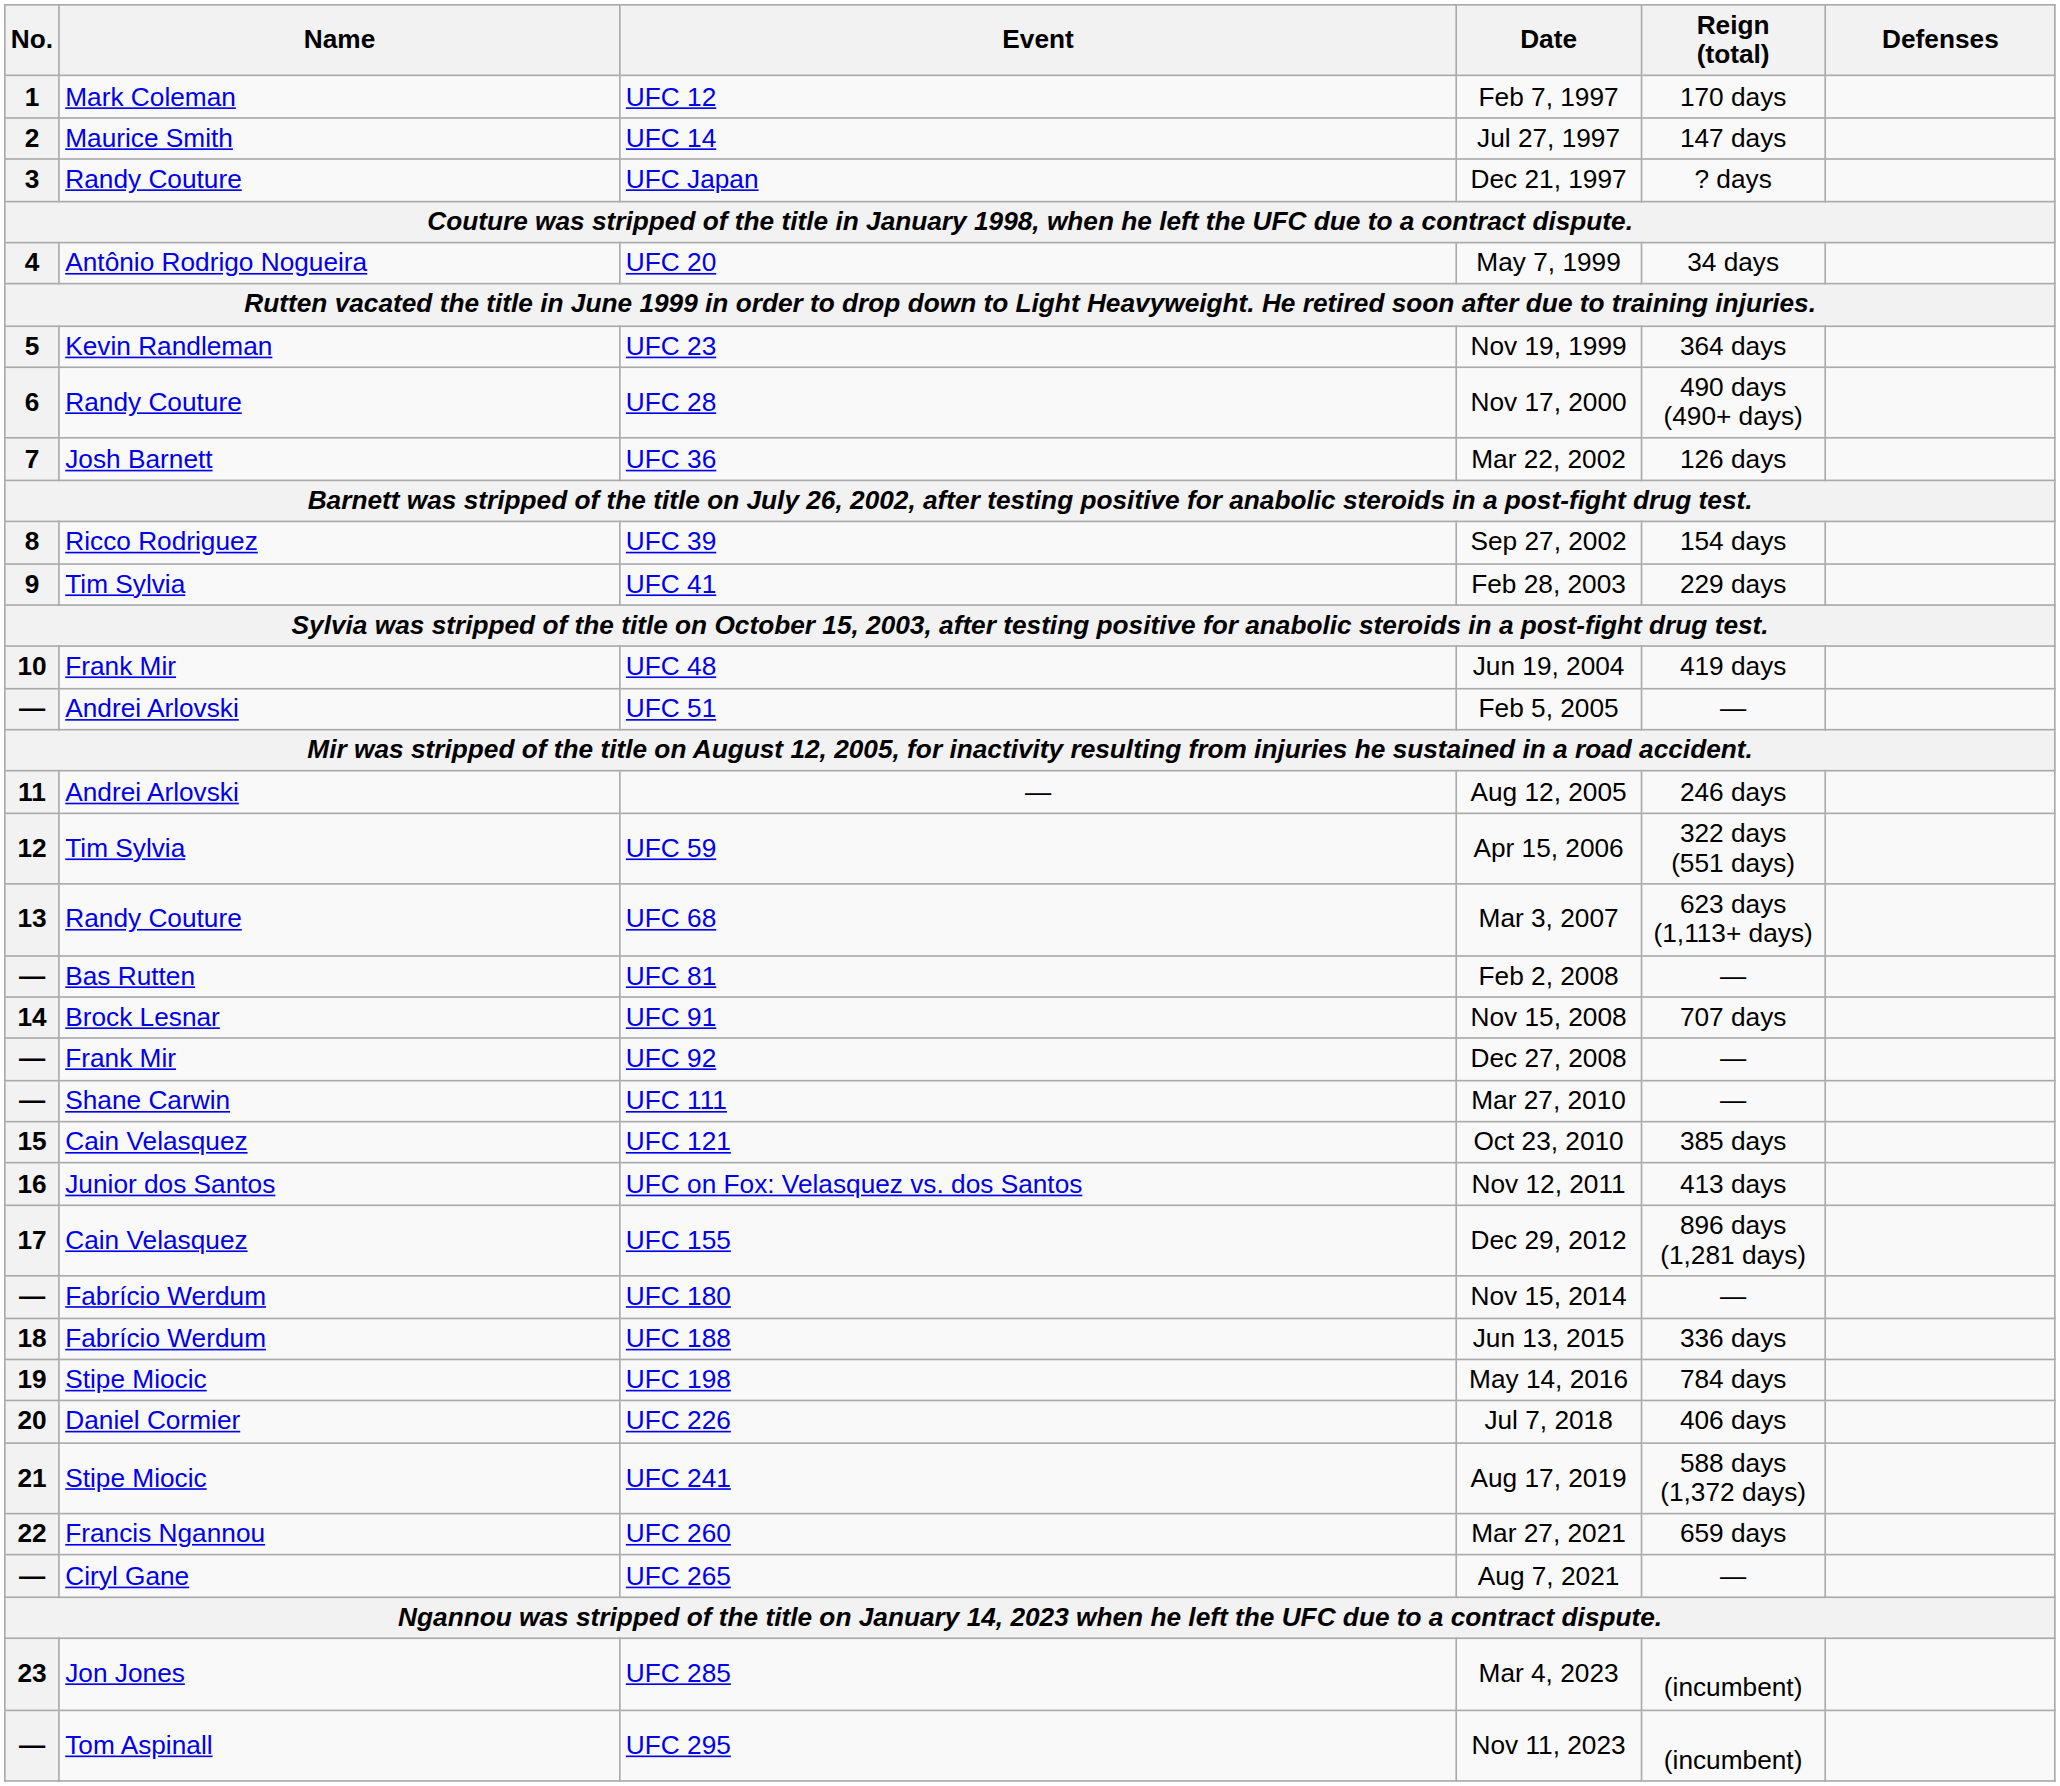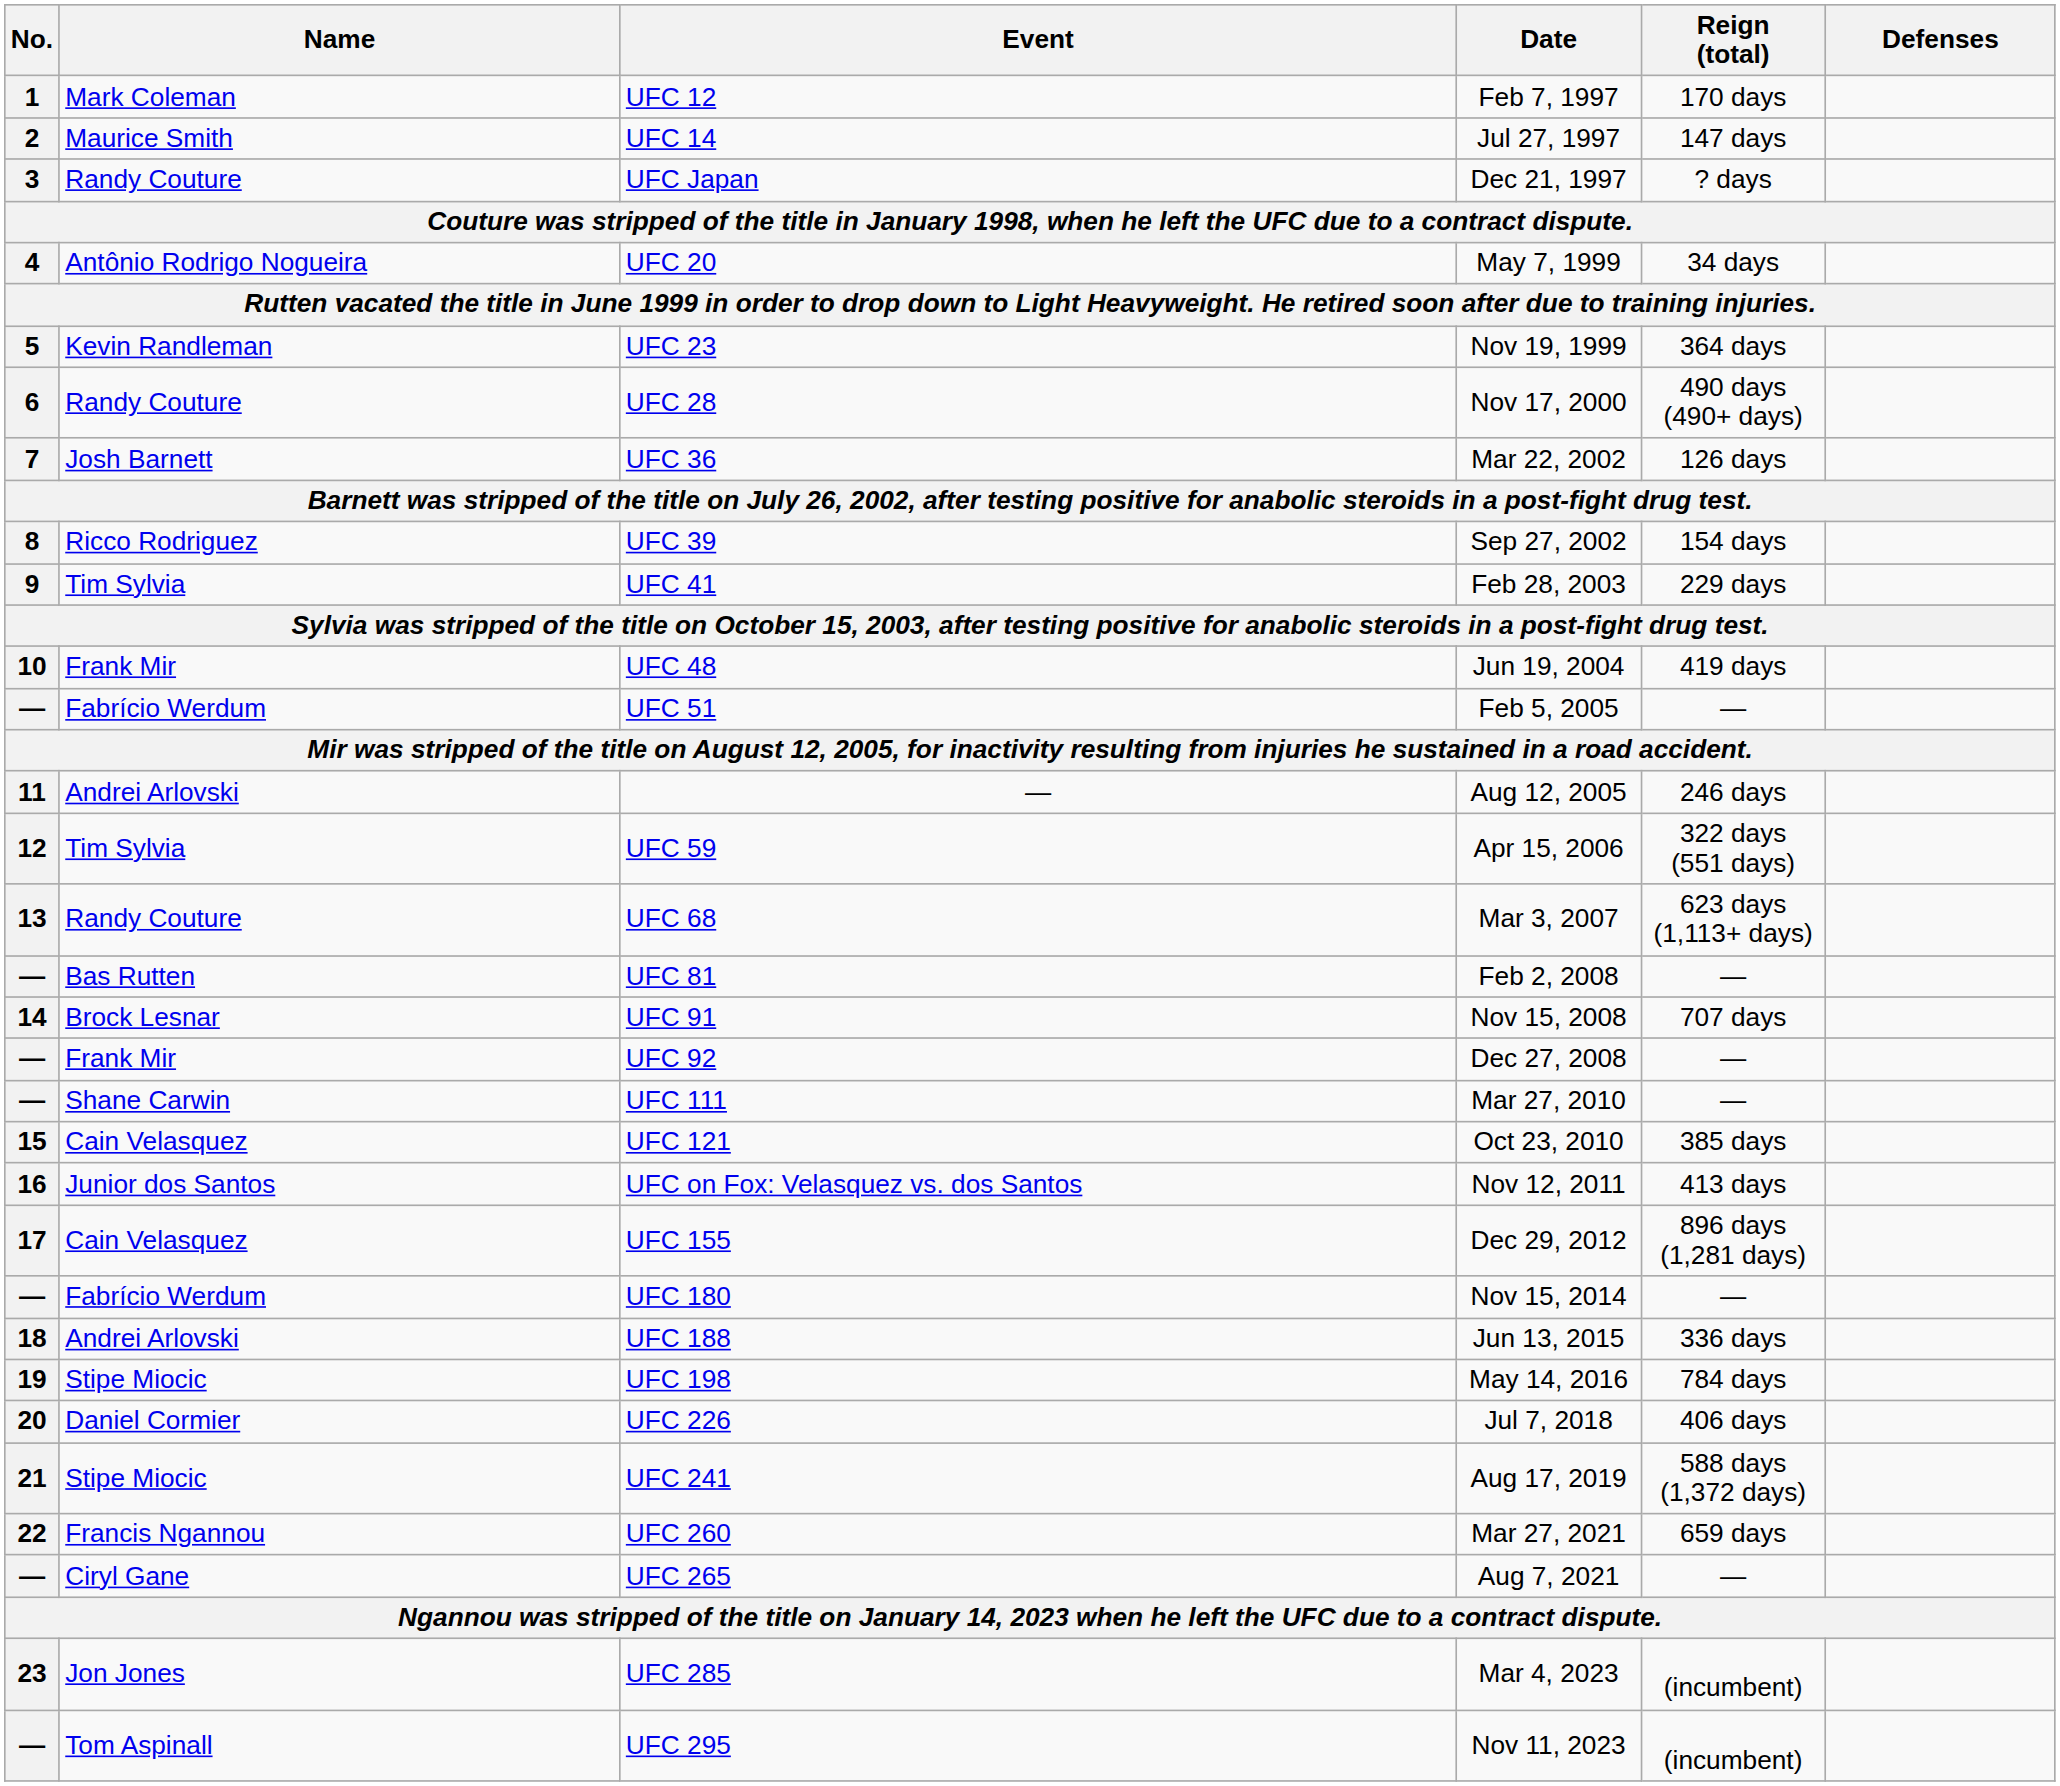(152, 708) Andrei Arlovski -> (166, 708) Fabrício Werdum
(166, 1338) Fabrício Werdum -> (152, 1338) Andrei Arlovski
